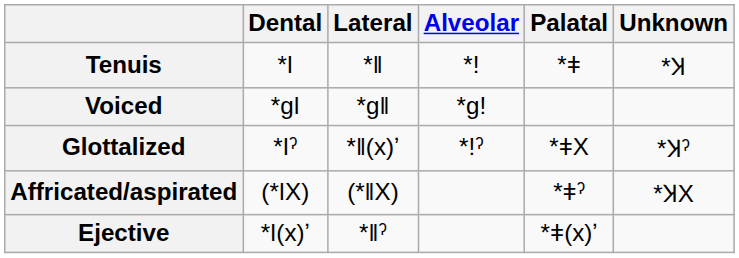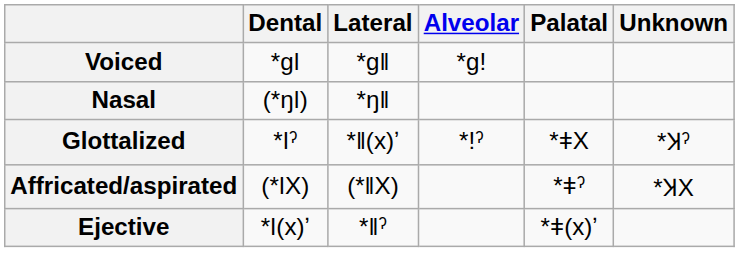- row: (124, 64)
+ row: (124, 100)
